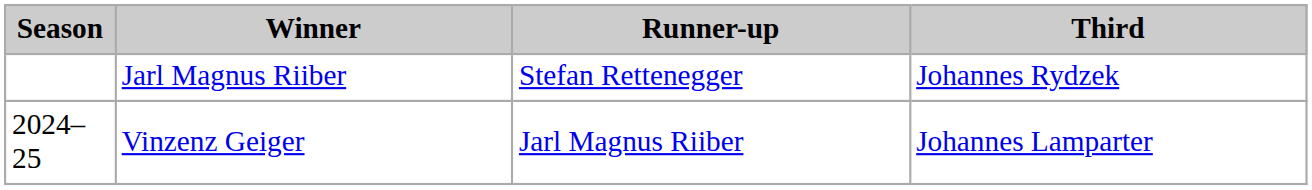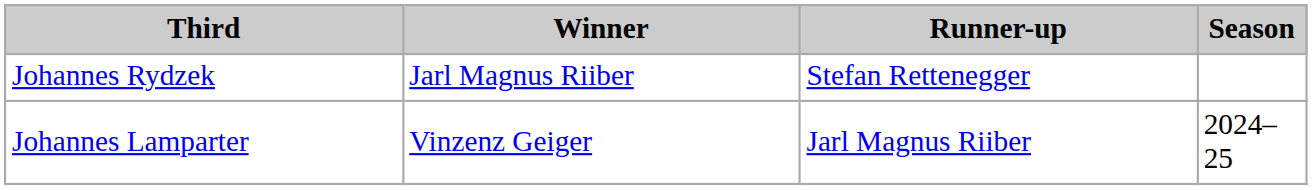columns swapped: (60, 28) <-> (1108, 28)
